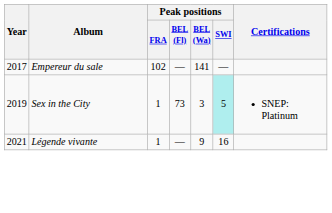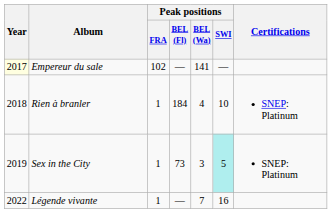(17, 67) no background -> (17, 67) lightyellow background
+ row: (61, 104)
(17, 141) 2021 -> (17, 200) 2022
(202, 141) 9 -> (202, 200) 7
